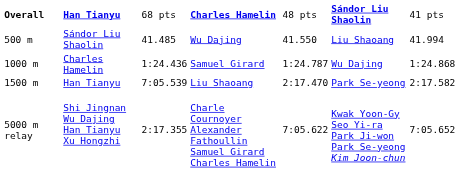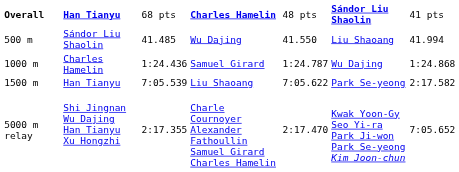(305, 83) 2:17.470 -> (305, 83) 7:05.622
(305, 130) 7:05.622 -> (305, 130) 2:17.470
